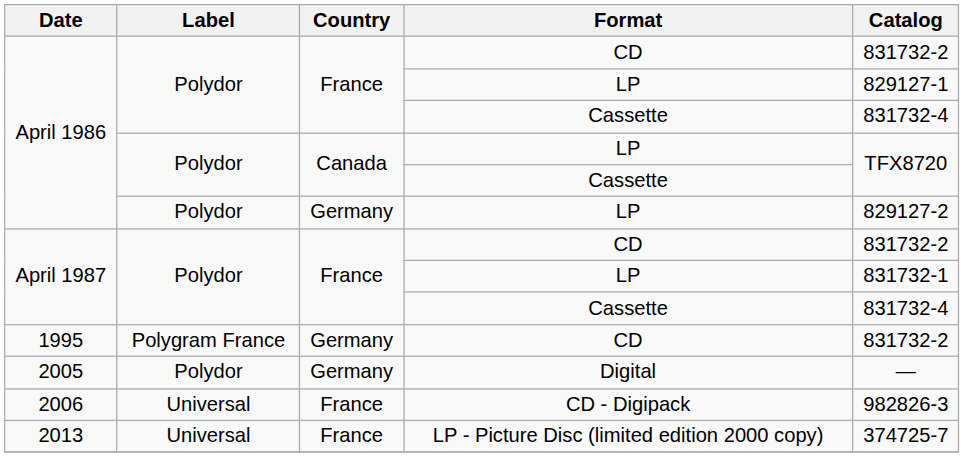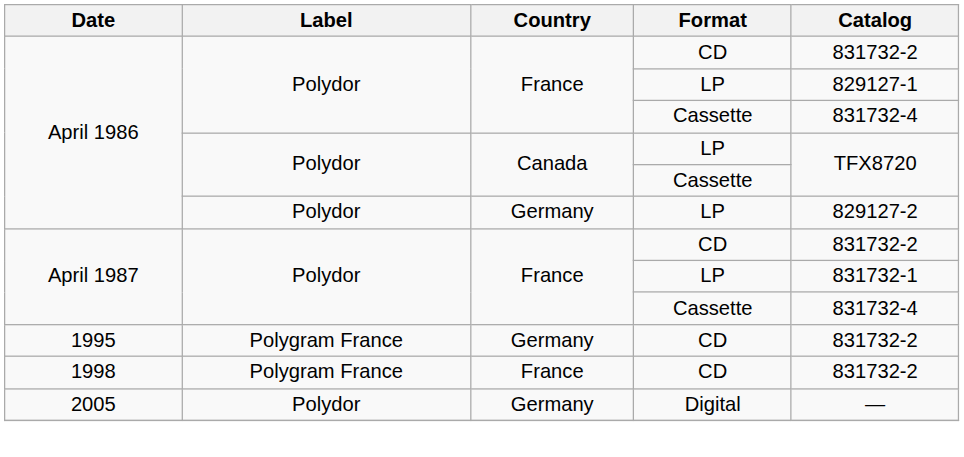+ row: (93, 372)
- row: (61, 404)
- row: (61, 436)
